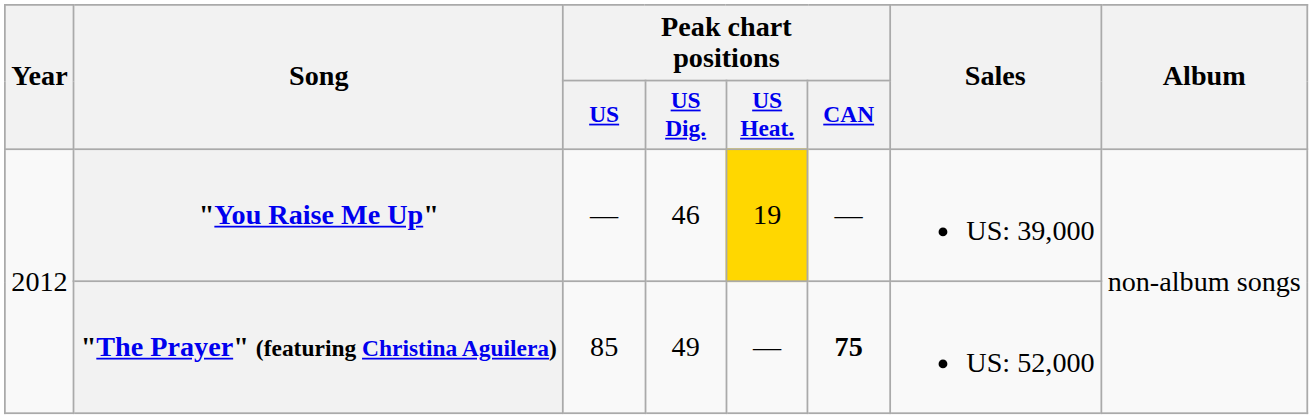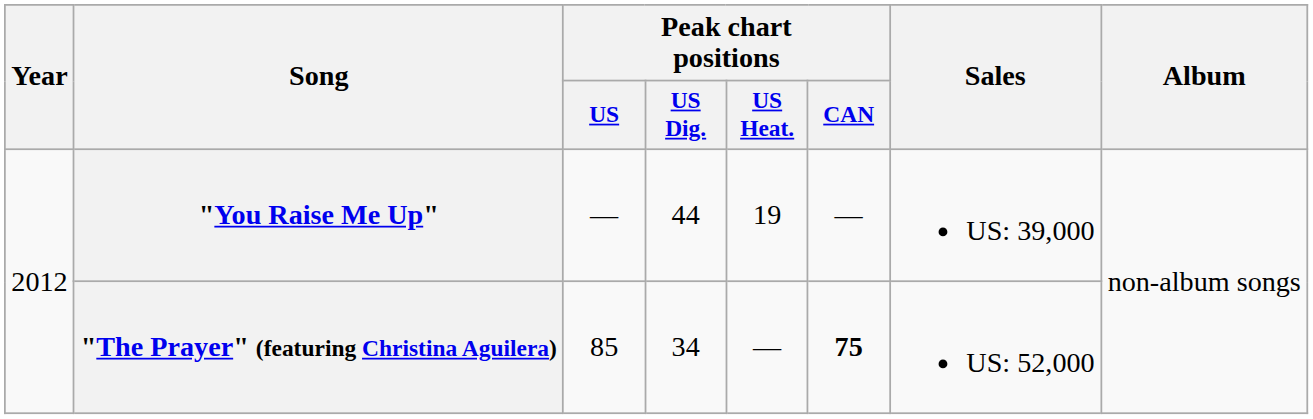(686, 214) 46 -> (686, 214) 44
(767, 214) gold background -> (767, 214) no background
(686, 347) 49 -> (686, 347) 34
